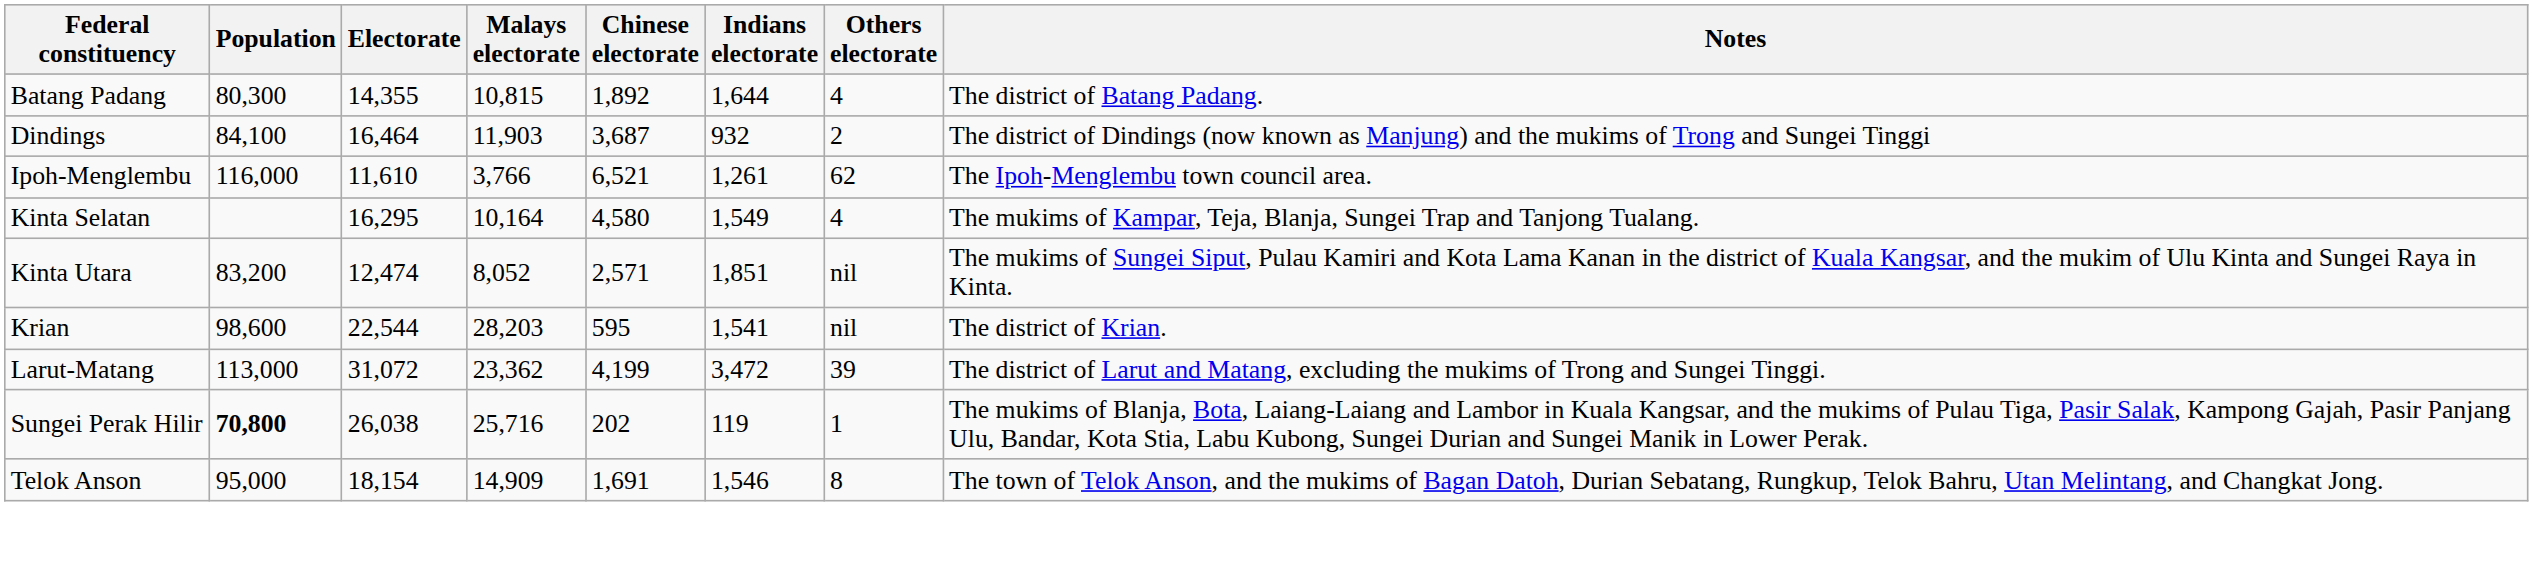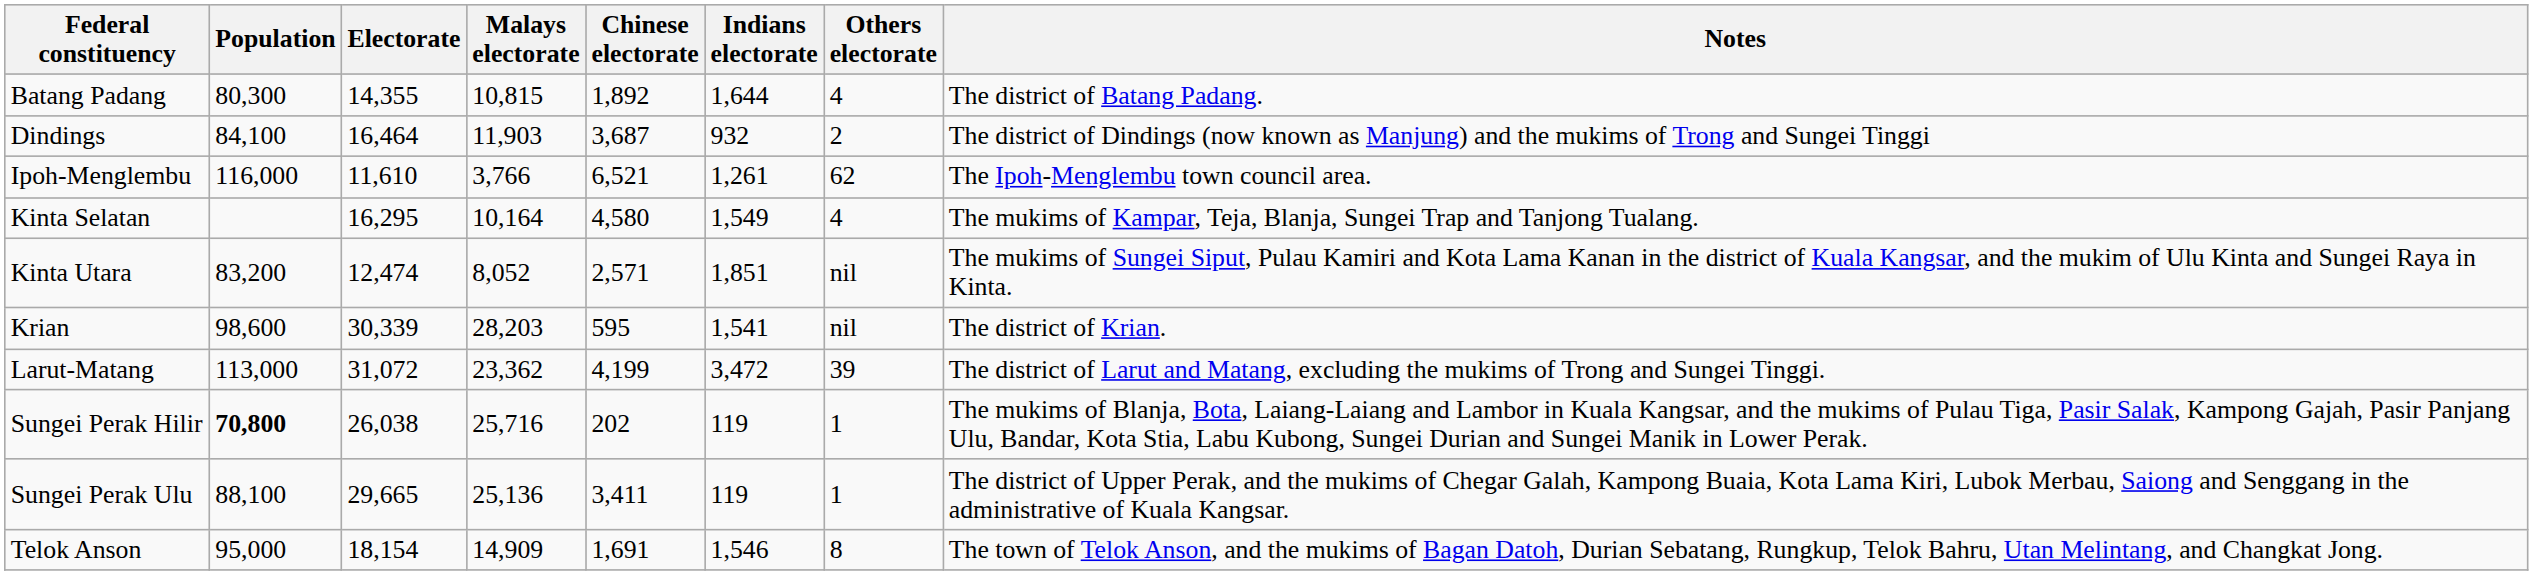(383, 328) 22,544 -> (383, 328) 30,339
+ row: (102, 494)
